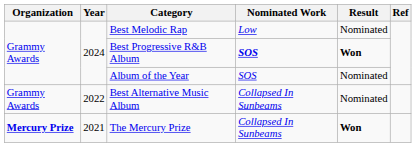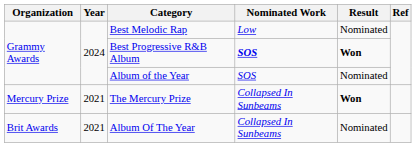- row: (159, 99)
(40, 128) bold -> (38, 99) normal
+ row: (152, 128)
